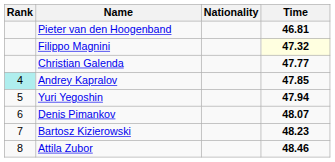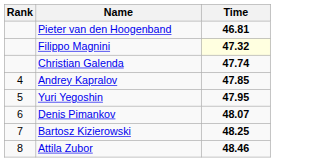- column: (231, 13)
(296, 64) 47.77 -> (236, 64) 47.74
(20, 81) paleturquoise background -> (20, 81) no background
(296, 98) 47.94 -> (236, 98) 47.95
(296, 132) 48.23 -> (236, 132) 48.25
